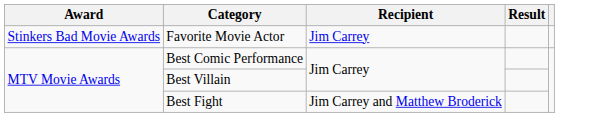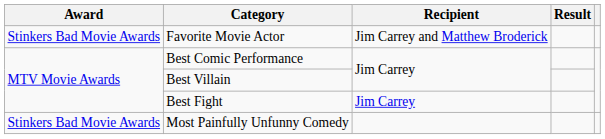(339, 36) Jim Carrey -> (451, 36) Jim Carrey and Matthew Broderick
(406, 101) Jim Carrey and Matthew Broderick -> (385, 101) Jim Carrey
+ row: (258, 123)
